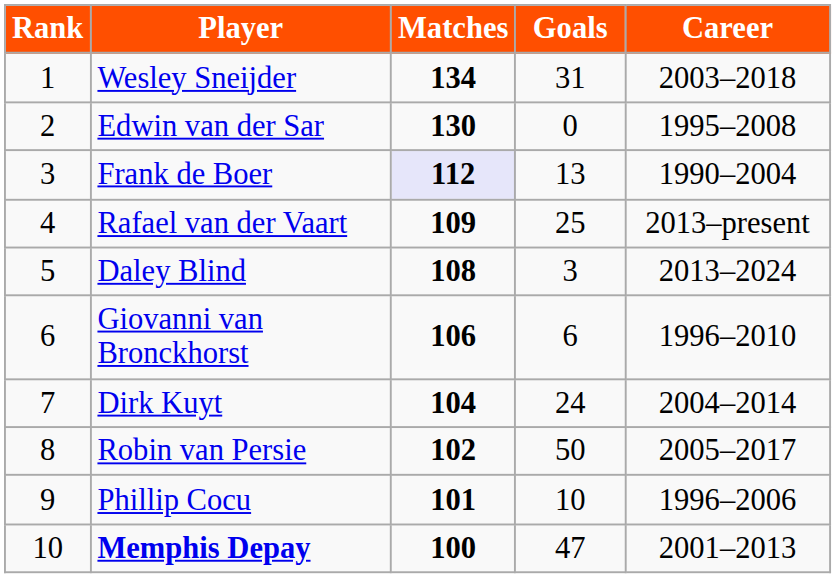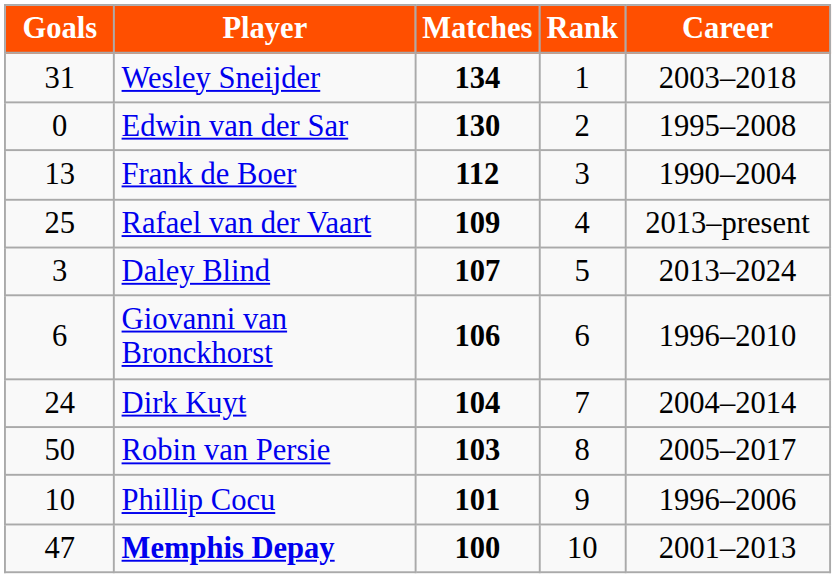columns swapped: (48, 28) <-> (570, 28)
(453, 174) lavender background -> (477, 174) no background
(453, 271) 108 -> (477, 271) 107
(453, 450) 102 -> (477, 450) 103
